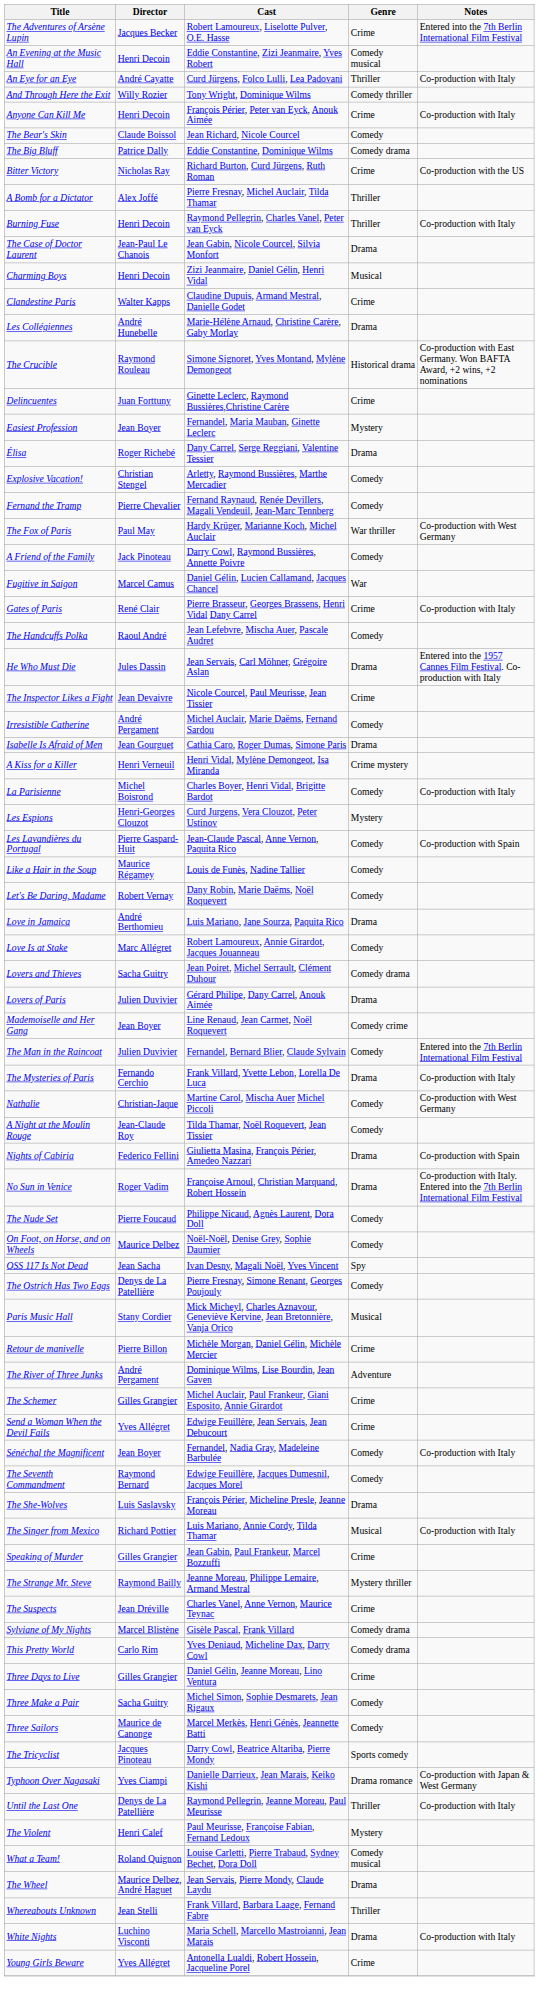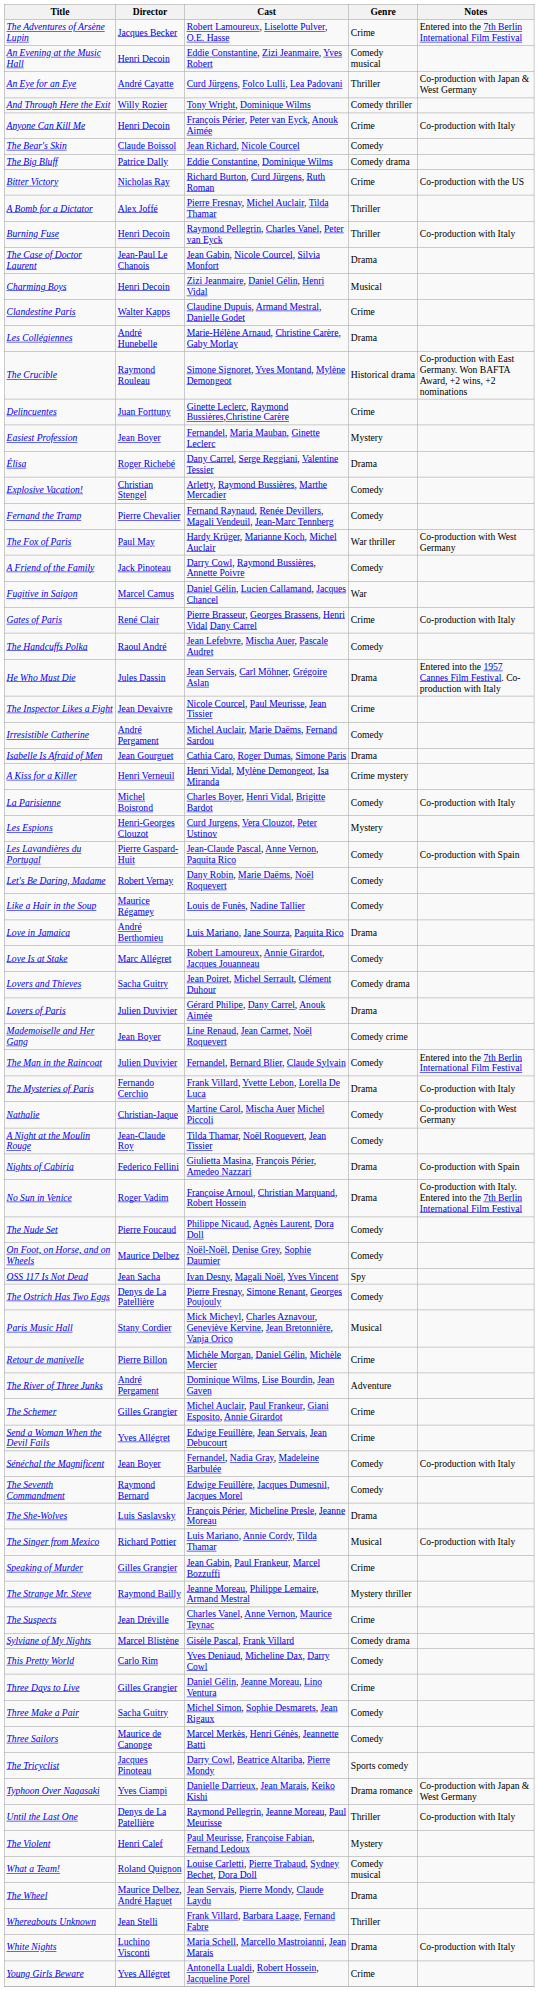(467, 79) Co-production with Italy -> (475, 84) Co-production with Japan & West Germany
rows swapped: (56, 895) <-> (51, 869)
(380, 1650) Comedy drama -> (367, 1661) Comedy
